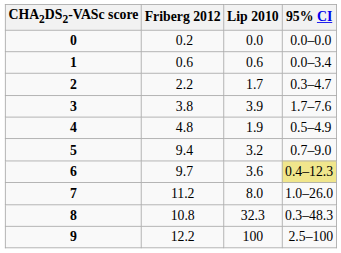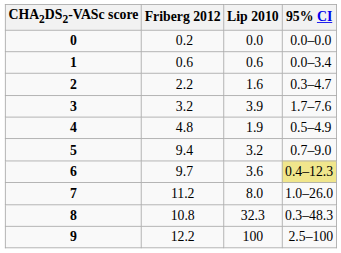(253, 84) 1.7 -> (253, 84) 1.6
(183, 106) 3.8 -> (183, 106) 3.2
